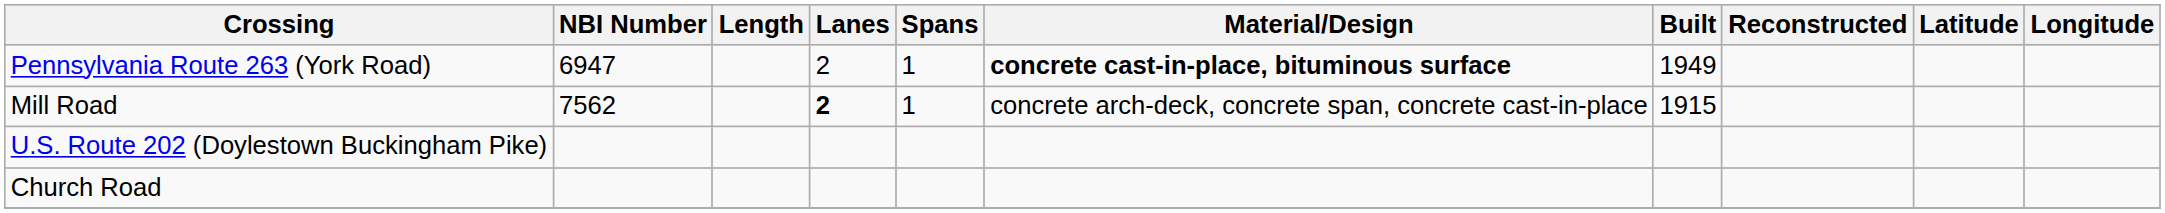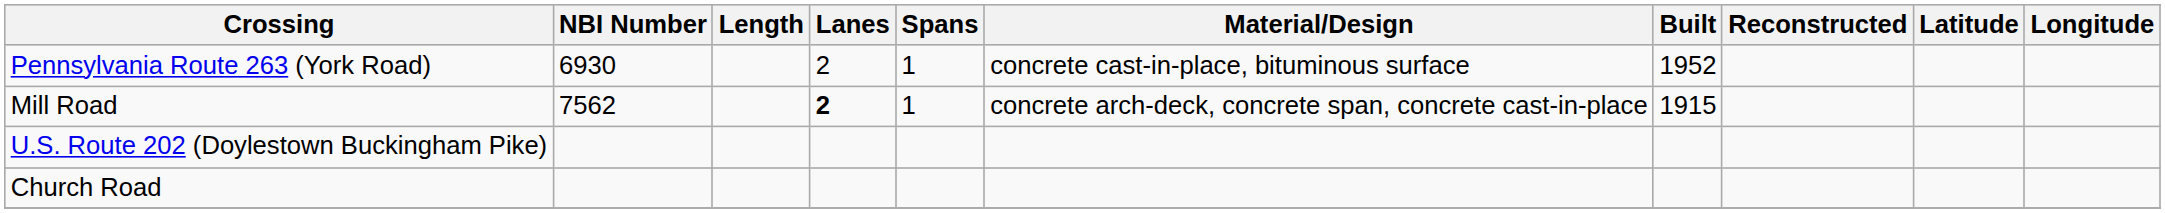(587, 65) 6947 -> (587, 65) 6930
(1251, 65) bold -> (1230, 65) normal
(1688, 65) 1949 -> (1688, 65) 1952
